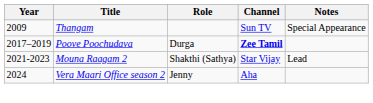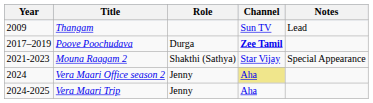(326, 28) Special Appearance -> (297, 28) Lead
(297, 59) Lead -> (326, 59) Special Appearance
(249, 75) no background -> (249, 75) khaki background
+ row: (88, 91)
